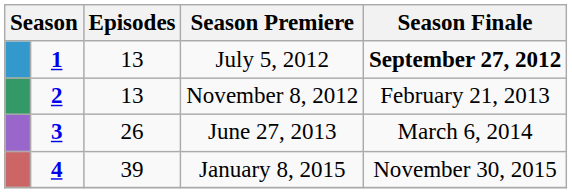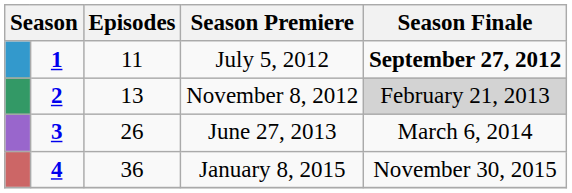(132, 59) 13 -> (132, 59) 11
(465, 95) no background -> (465, 95) lightgrey background
(132, 168) 39 -> (132, 168) 36
